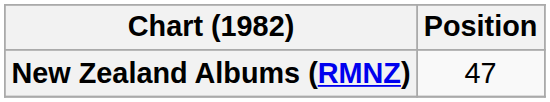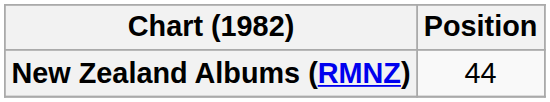(481, 73) 47 -> (481, 73) 44
